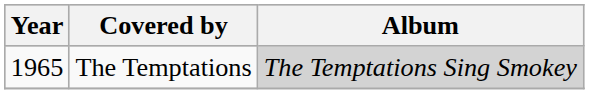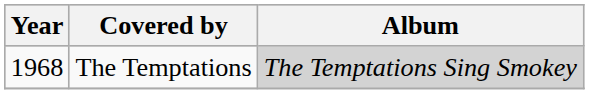(37, 66) 1965 -> (37, 66) 1968
